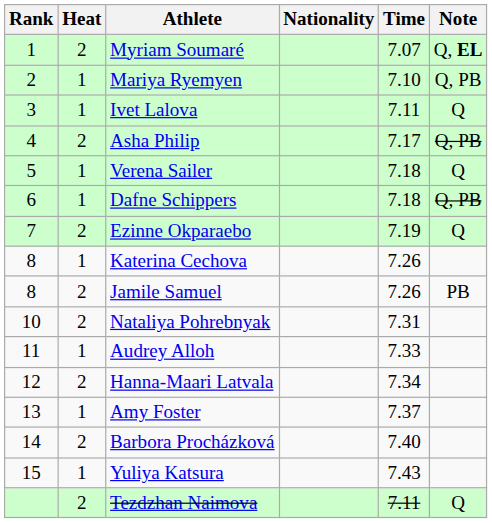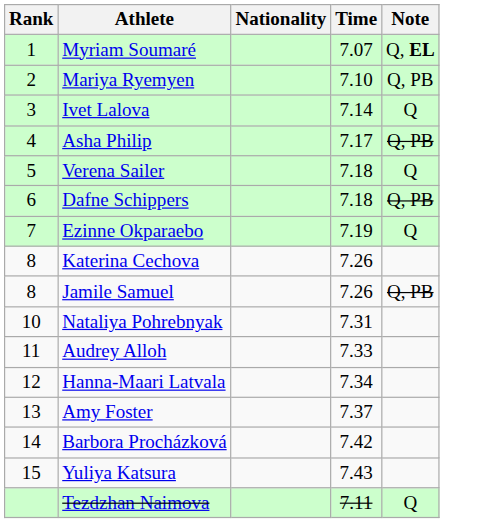- column: (82, 19)
(404, 110) 7.11 -> (356, 110) 7.14
(458, 291) PB -> (410, 291) Q, PB
(404, 442) 7.40 -> (356, 442) 7.42
